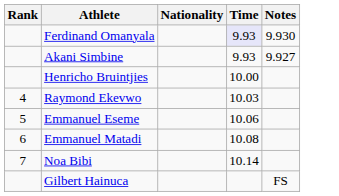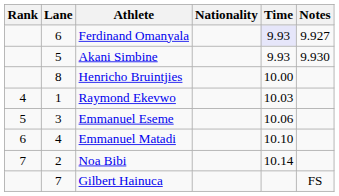+ column: (58, 14)
(281, 35) 9.930 -> (315, 35) 9.927
(281, 56) 9.927 -> (315, 56) 9.930
(244, 139) 10.08 -> (279, 139) 10.10
